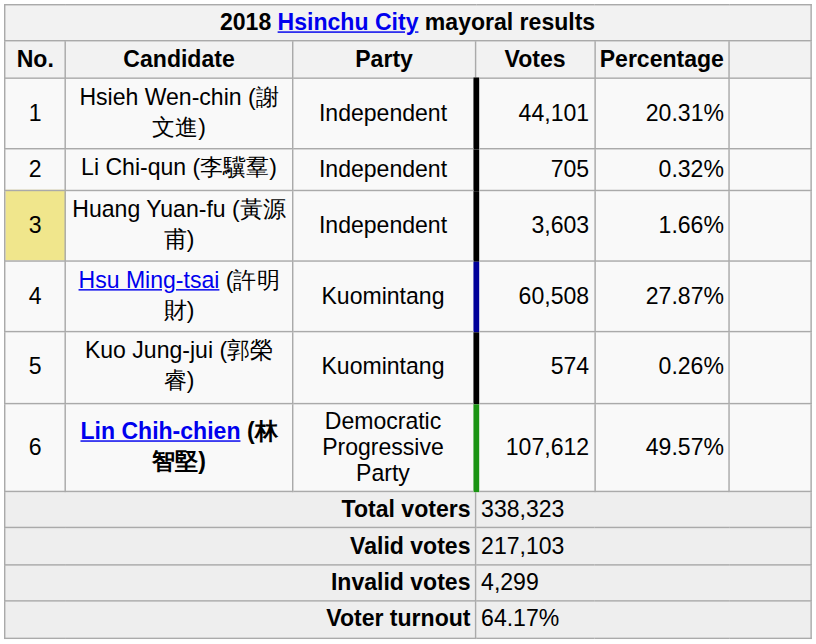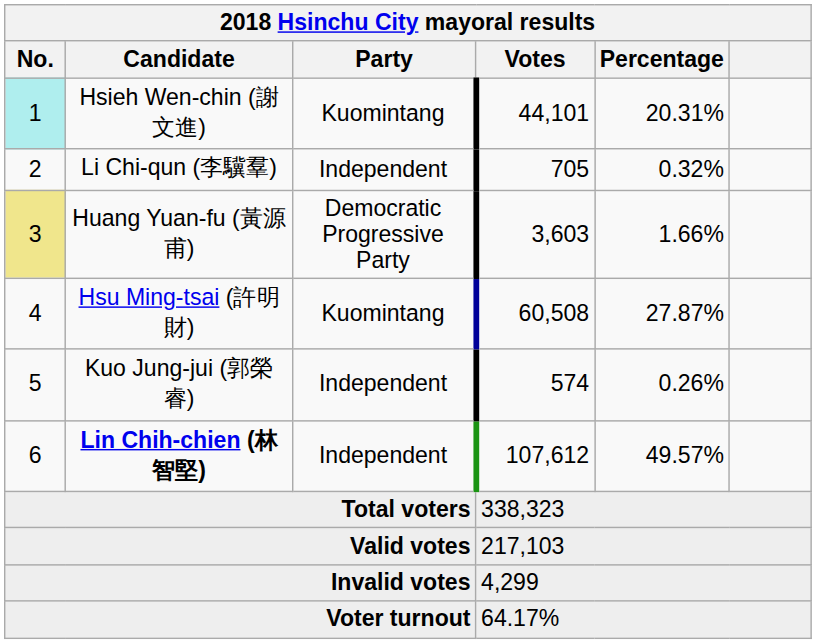(35, 113) no background -> (35, 113) paleturquoise background
(383, 113) Independent -> (383, 113) Kuomintang
(383, 225) Independent -> (383, 233) Democratic Progressive Party
(383, 367) Kuomintang -> (383, 384) Independent
(383, 447) Democratic Progressive Party -> (383, 455) Independent
